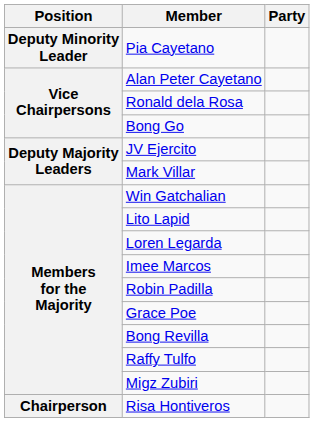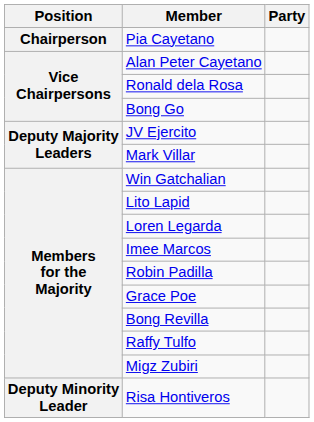(63, 47) Deputy Minority Leader -> (63, 39) Chairperson
(63, 406) Chairperson -> (63, 397) Deputy Minority Leader
